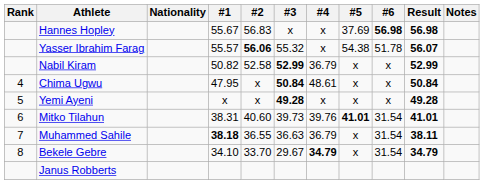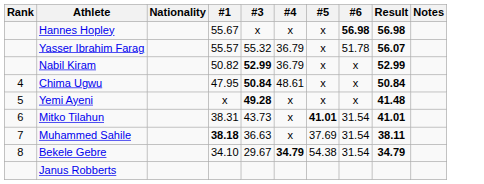- column: (257, 13)
(356, 30) 37.69 -> (323, 30) x
(323, 48) x -> (290, 48) 36.79
(356, 48) 54.38 -> (323, 48) x
(424, 100) 49.28 -> (391, 100) 41.48
(290, 118) 39.73 -> (257, 118) 43.73
(323, 118) 39.76 -> (290, 118) x
(323, 135) 36.79 -> (290, 135) x
(356, 135) x -> (323, 135) 37.69
(356, 153) x -> (323, 153) 54.38
